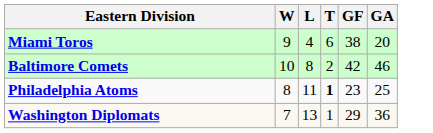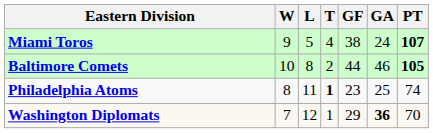+ column: (413, 16)
(309, 41) 4 -> (309, 41) 5
(330, 41) 6 -> (330, 41) 4
(382, 41) 20 -> (382, 41) 24
(353, 66) 42 -> (353, 66) 44
(309, 115) 13 -> (309, 115) 12
(382, 115) normal -> (382, 115) bold
